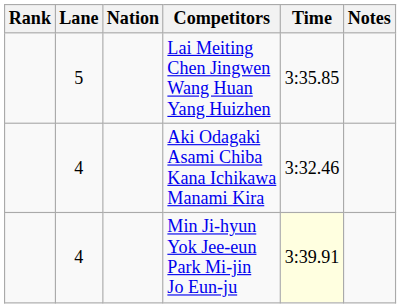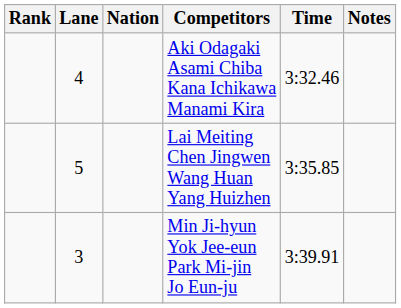rows swapped: (222, 167) <-> (219, 78)
(79, 257) 4 -> (79, 257) 3
(312, 257) lightyellow background -> (312, 257) no background
